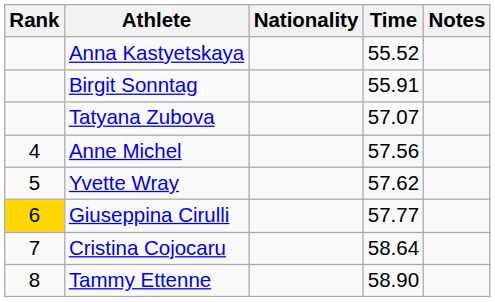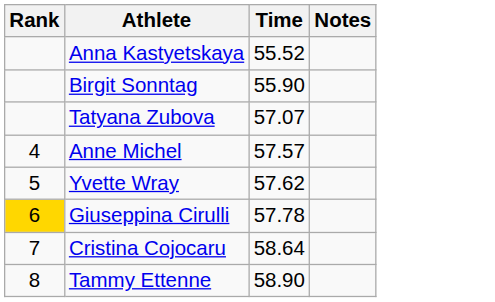- column: (306, 20)
(393, 85) 55.91 -> (279, 85) 55.90
(393, 150) 57.56 -> (279, 150) 57.57
(393, 215) 57.77 -> (279, 215) 57.78
